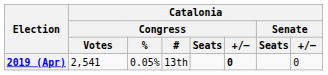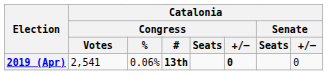(145, 61) 0.05% -> (145, 61) 0.06%
(176, 61) normal -> (176, 61) bold
